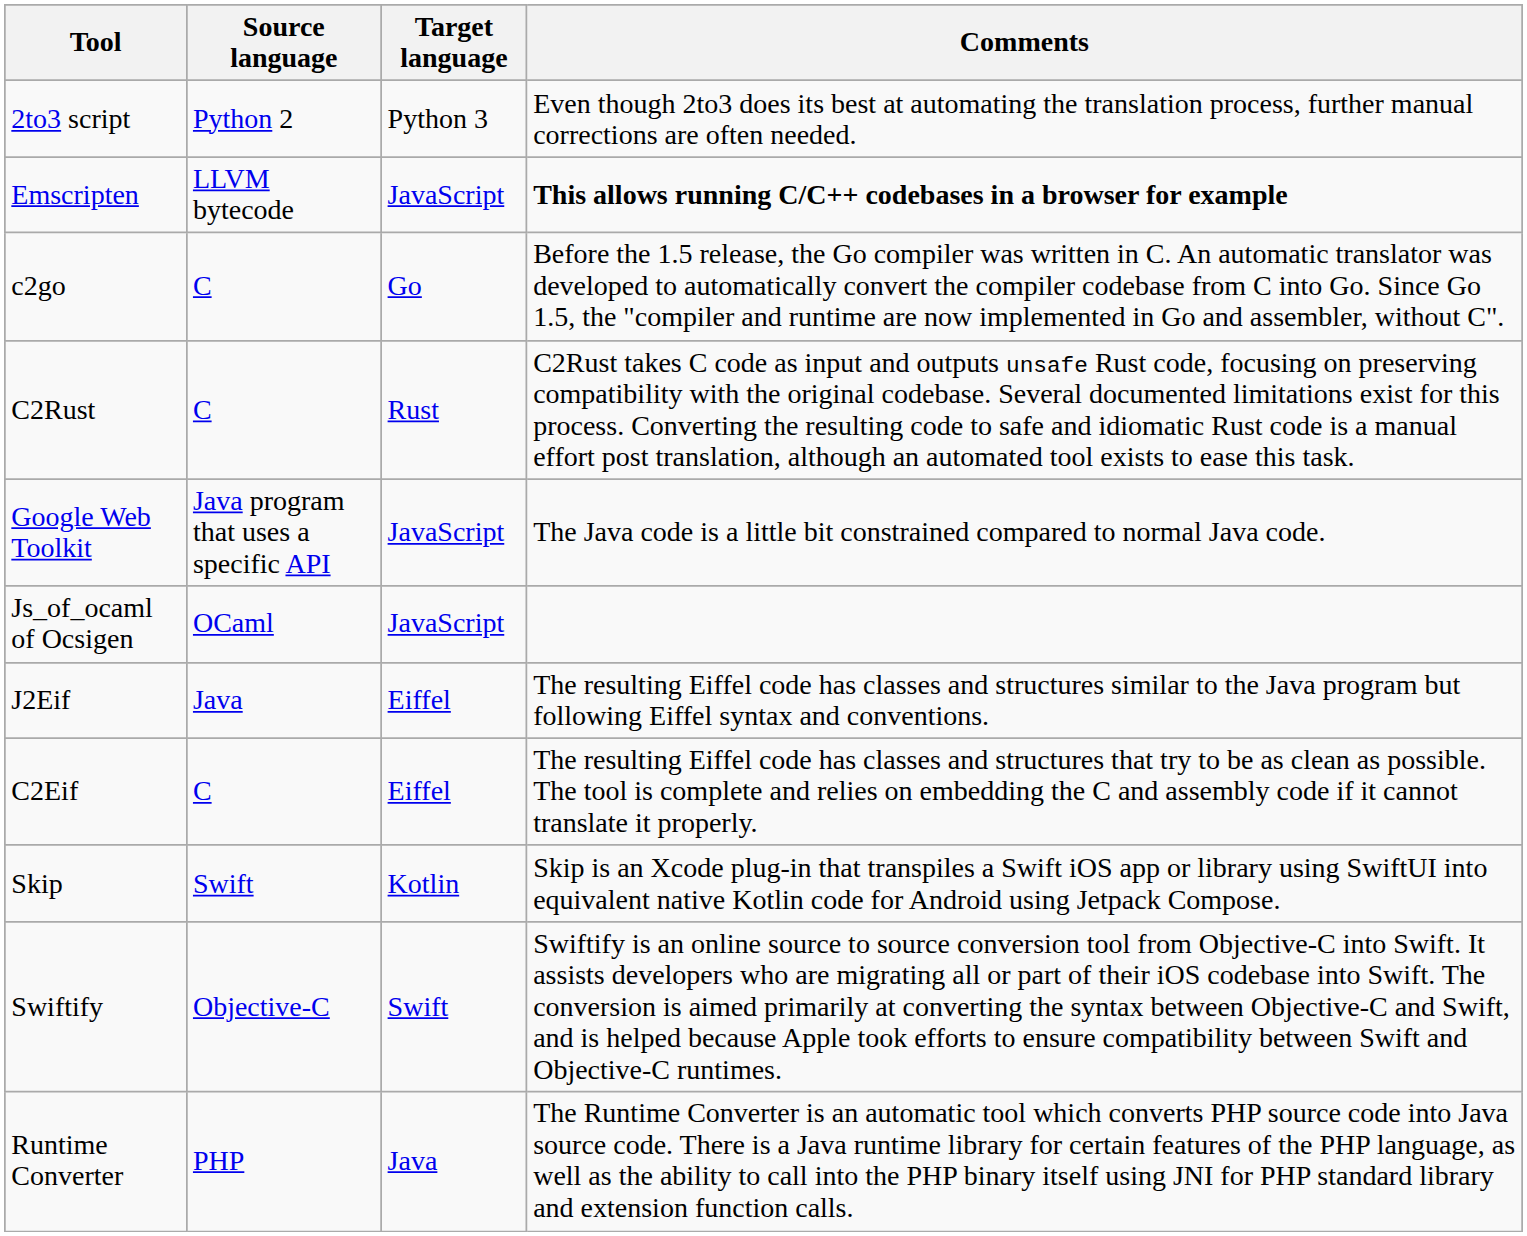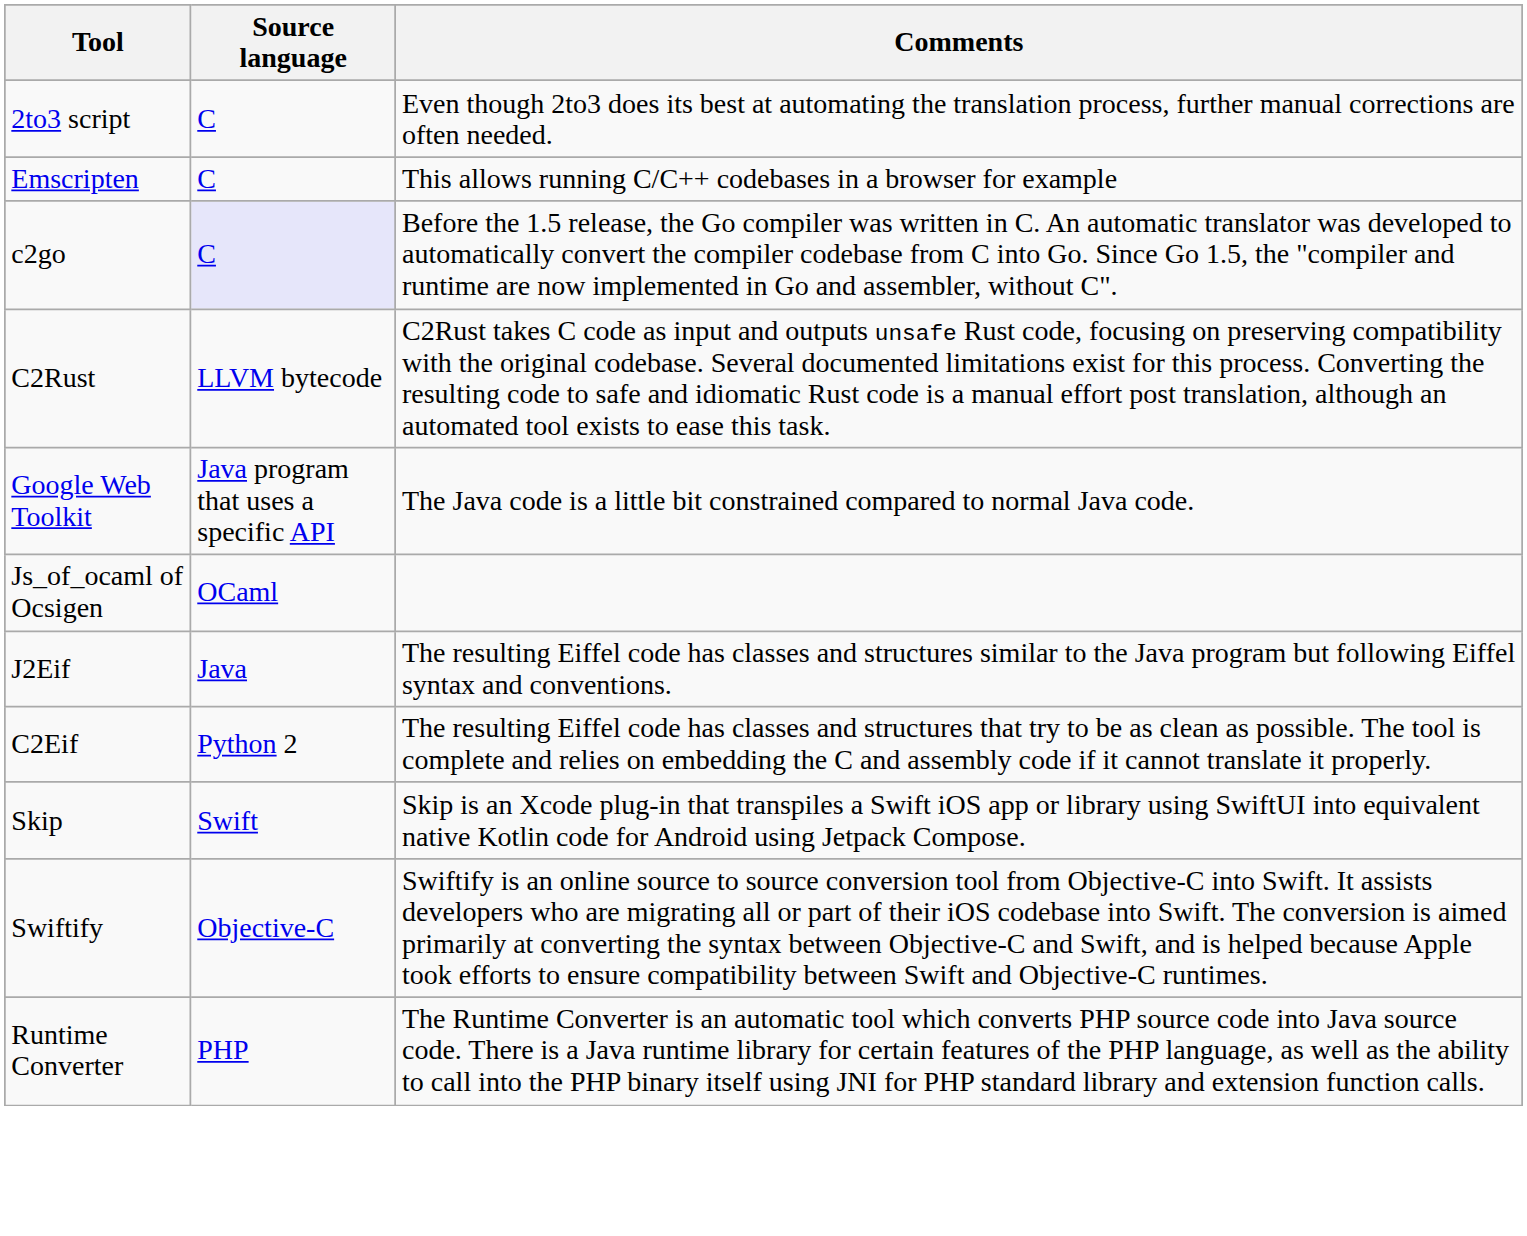- column: (454, 42)
(243, 118) Python 2 -> (207, 118) C
(243, 194) LLVM bytecode -> (207, 178) C
(910, 194) bold -> (760, 178) normal
(202, 285) no background -> (207, 254) lavender background
(202, 409) C -> (290, 377) LLVM bytecode
(202, 791) C -> (247, 744) Python 2
